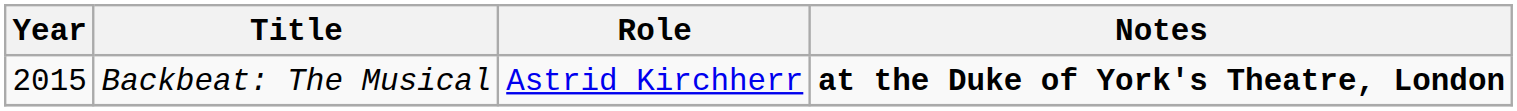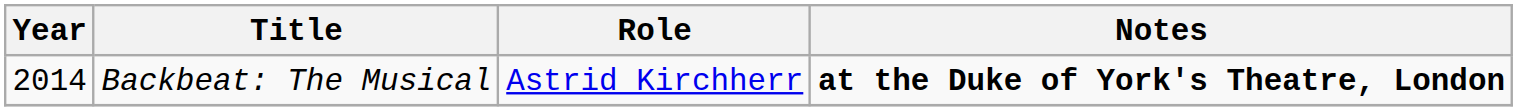(50, 81) 2015 -> (50, 81) 2014
